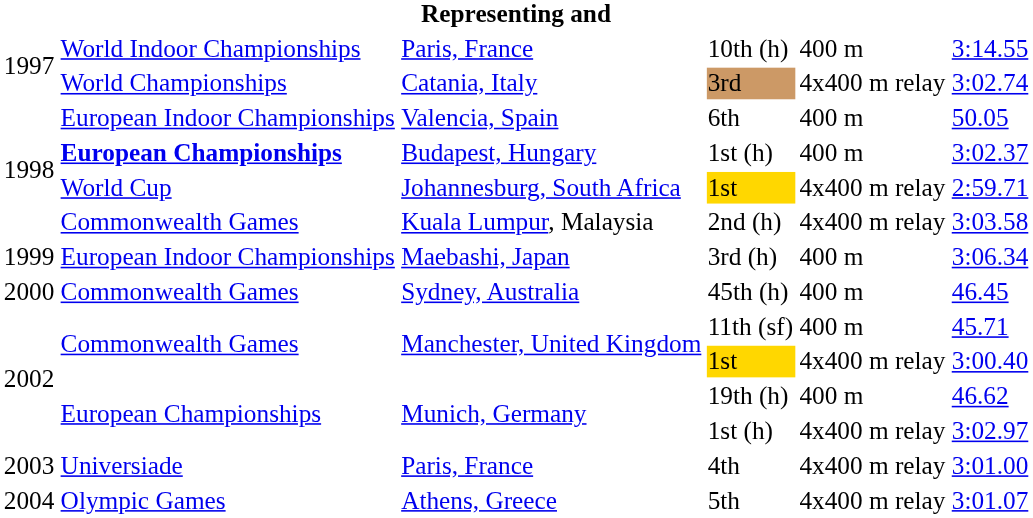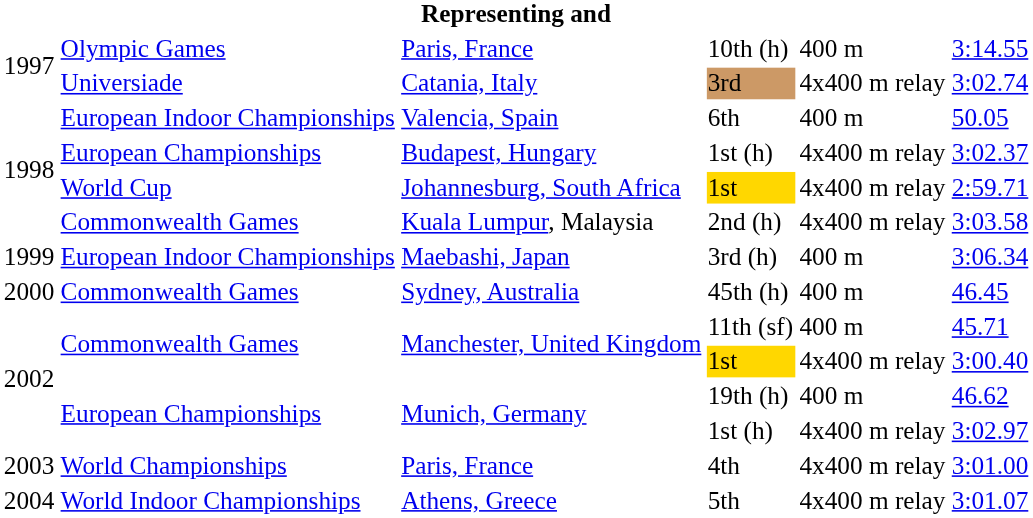(211, 48) World Indoor Championships -> (143, 48) Olympic Games
(174, 83) World Championships -> (122, 83) Universiade
(201, 152) bold -> (191, 152) normal
(831, 152) 400 m -> (872, 152) 4x400 m relay
(122, 465) Universiade -> (174, 465) World Championships
(143, 500) Olympic Games -> (211, 500) World Indoor Championships
